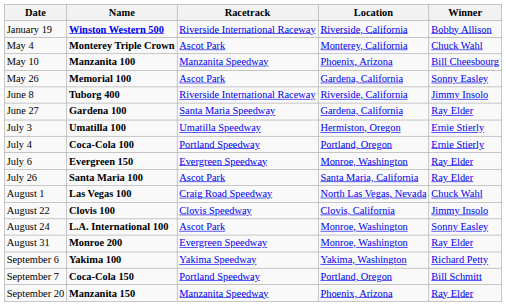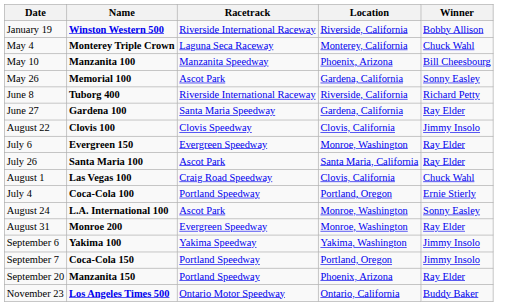(202, 45) Ascot Park -> (226, 45) Laguna Seca Raceway
(460, 95) Jimmy Insolo -> (452, 95) Richard Petty
- row: (19, 128)
rows swapped: (19, 144) <-> (28, 210)
(373, 194) North Las Vegas, Nevada -> (358, 177) Clovis, California
(460, 260) Richard Petty -> (452, 243) Jimmy Insolo
(457, 276) Bill Schmitt -> (452, 260) Jimmy Insolo
(224, 293) Manzanita Speedway -> (220, 276) Portland Speedway
+ row: (35, 293)
